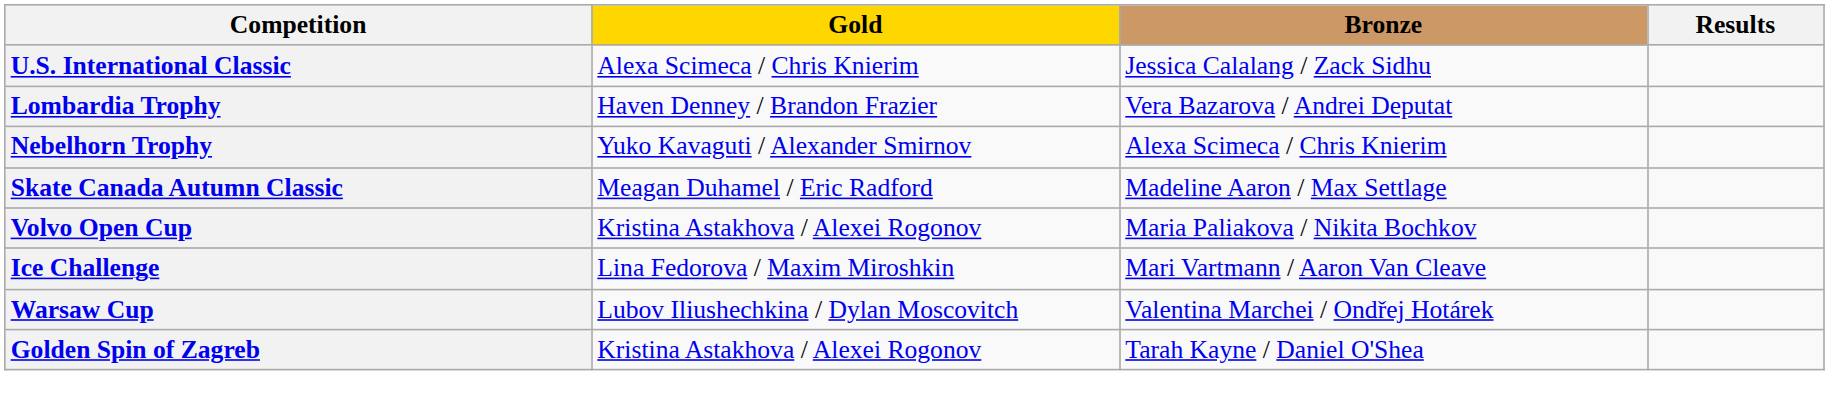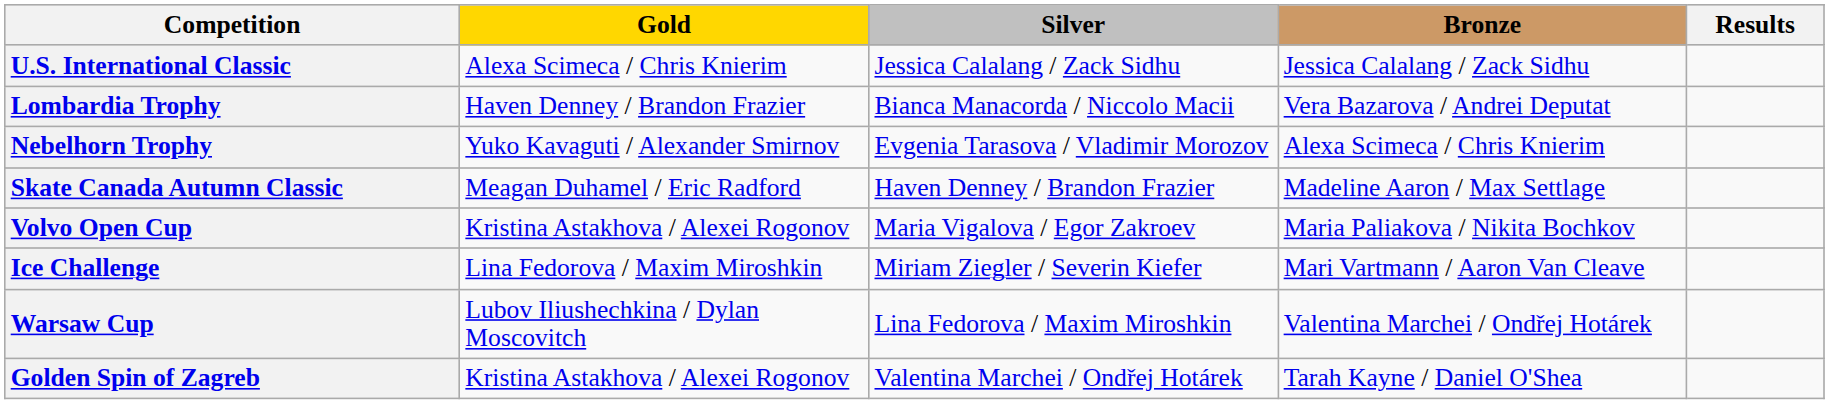+ column: (1073, 24)
